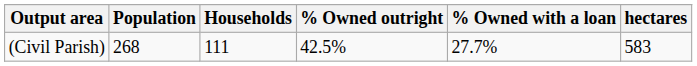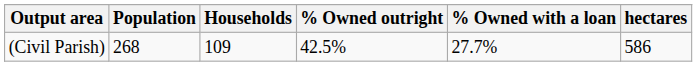(217, 46) 111 -> (217, 46) 109
(638, 46) 583 -> (638, 46) 586
